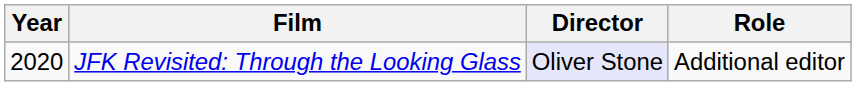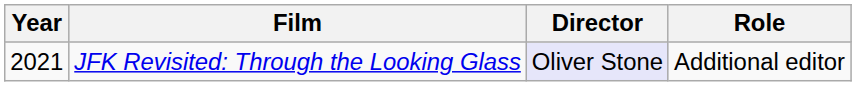(37, 61) 2020 -> (37, 61) 2021
